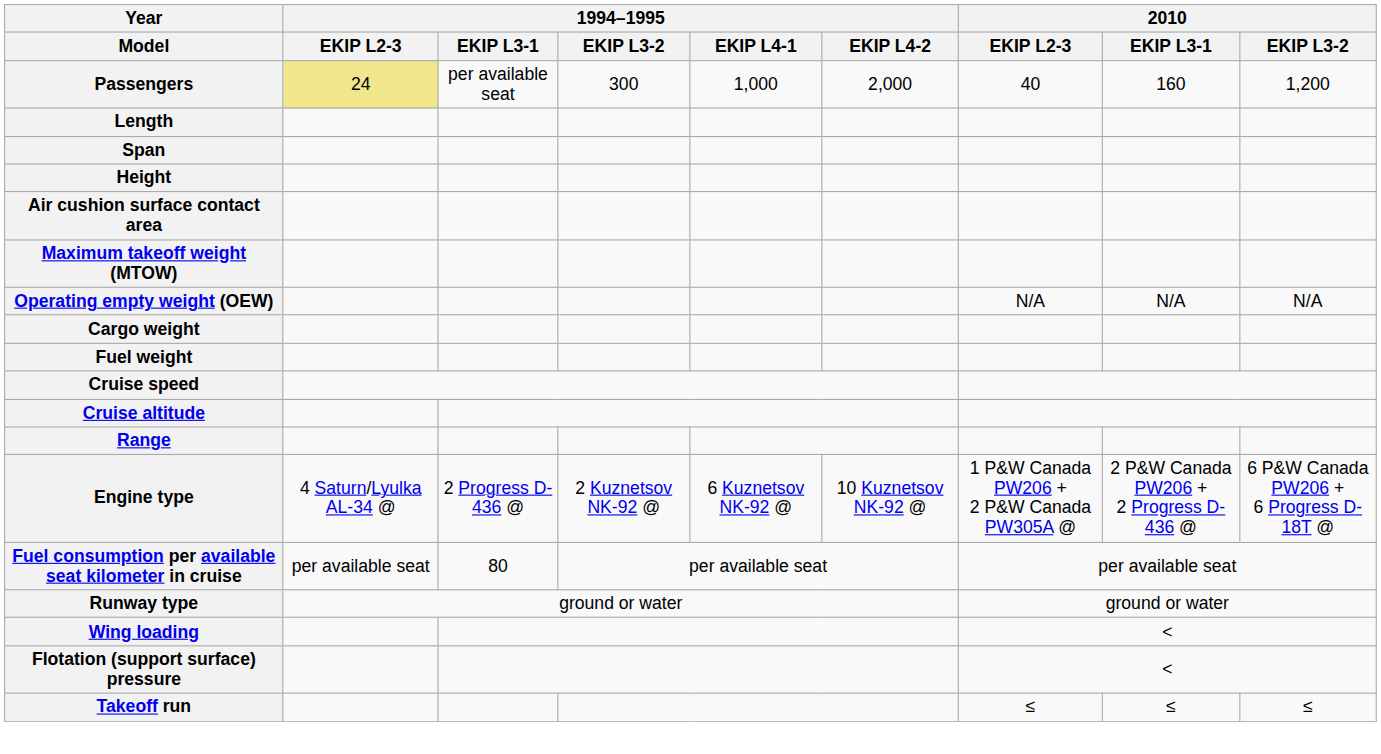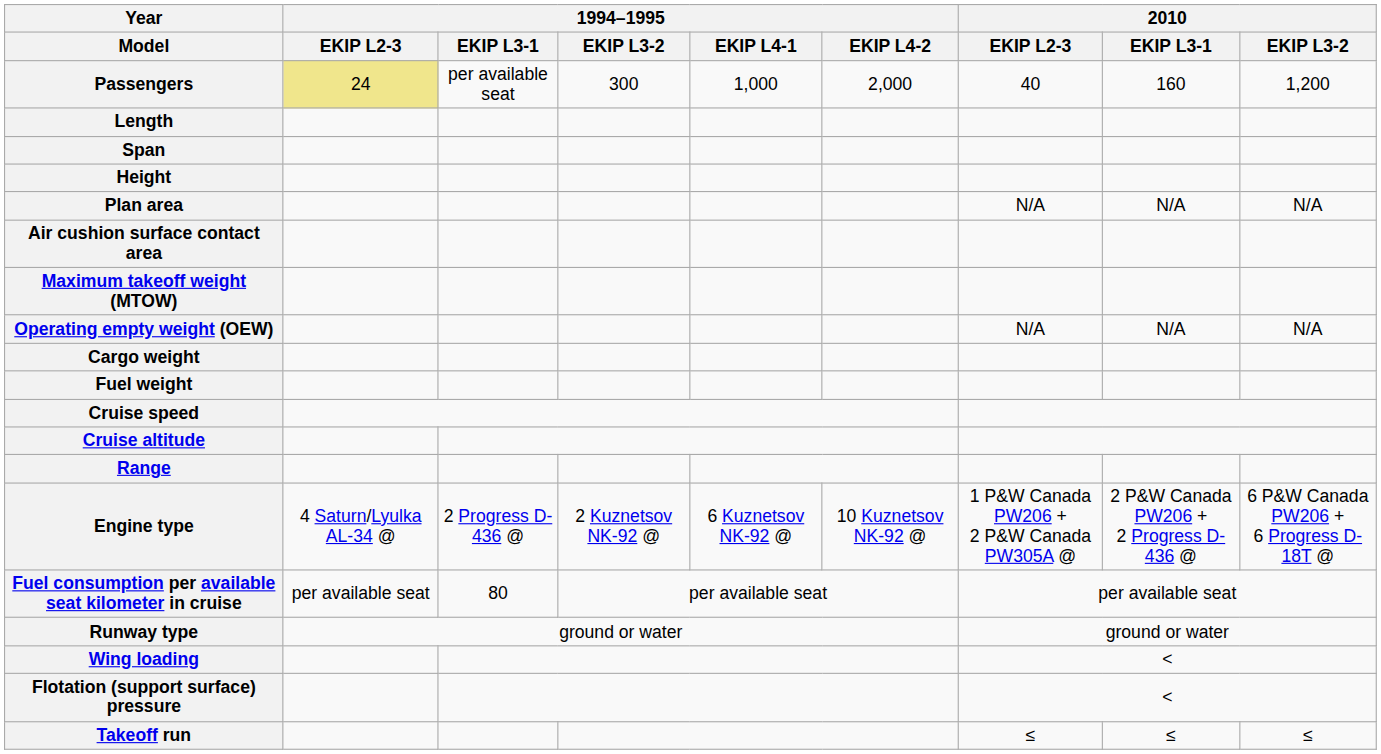+ row: (144, 205)
